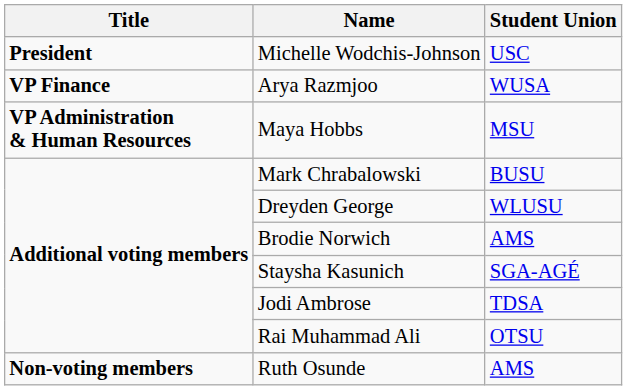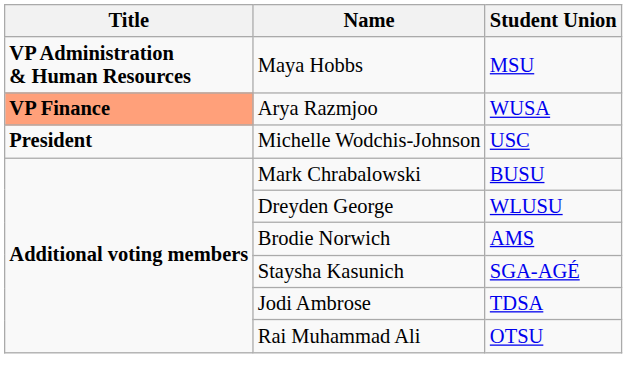rows swapped: (369, 53) <-> (310, 129)
(60, 85) no background -> (60, 108) lightsalmon background
- row: (311, 368)
